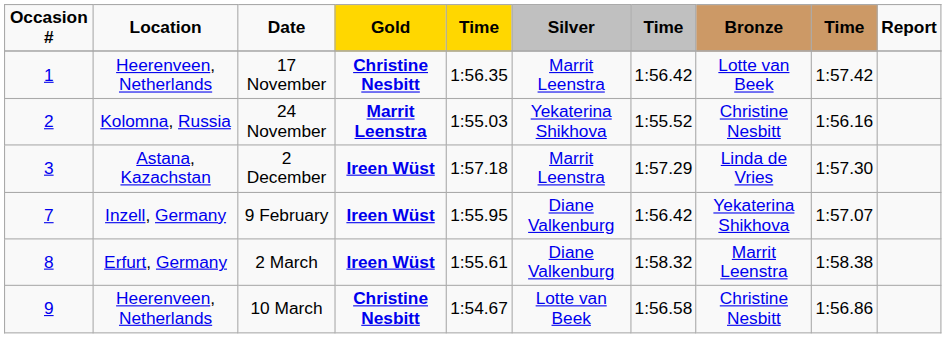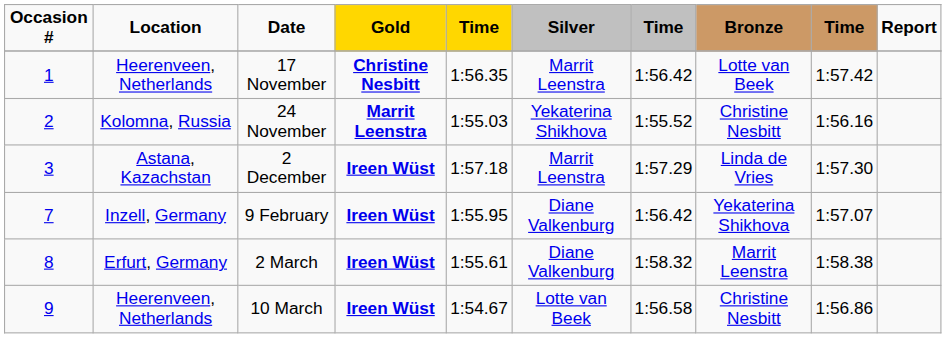(391, 308) Christine Nesbitt -> (391, 308) Ireen Wüst
